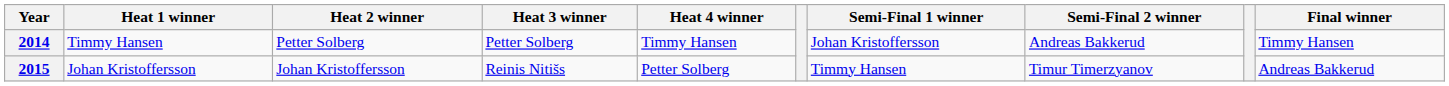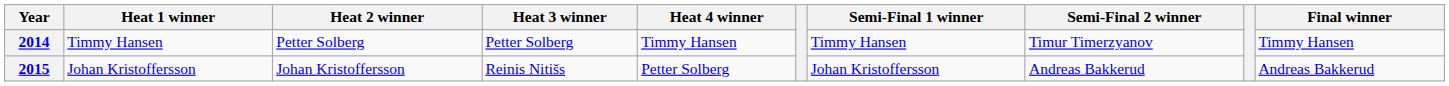(875, 42) Johan Kristoffersson -> (859, 42) Timmy Hansen
(1087, 42) Andreas Bakkerud -> (1091, 42) Timur Timerzyanov
(859, 68) Timmy Hansen -> (875, 68) Johan Kristoffersson
(1091, 68) Timur Timerzyanov -> (1087, 68) Andreas Bakkerud
